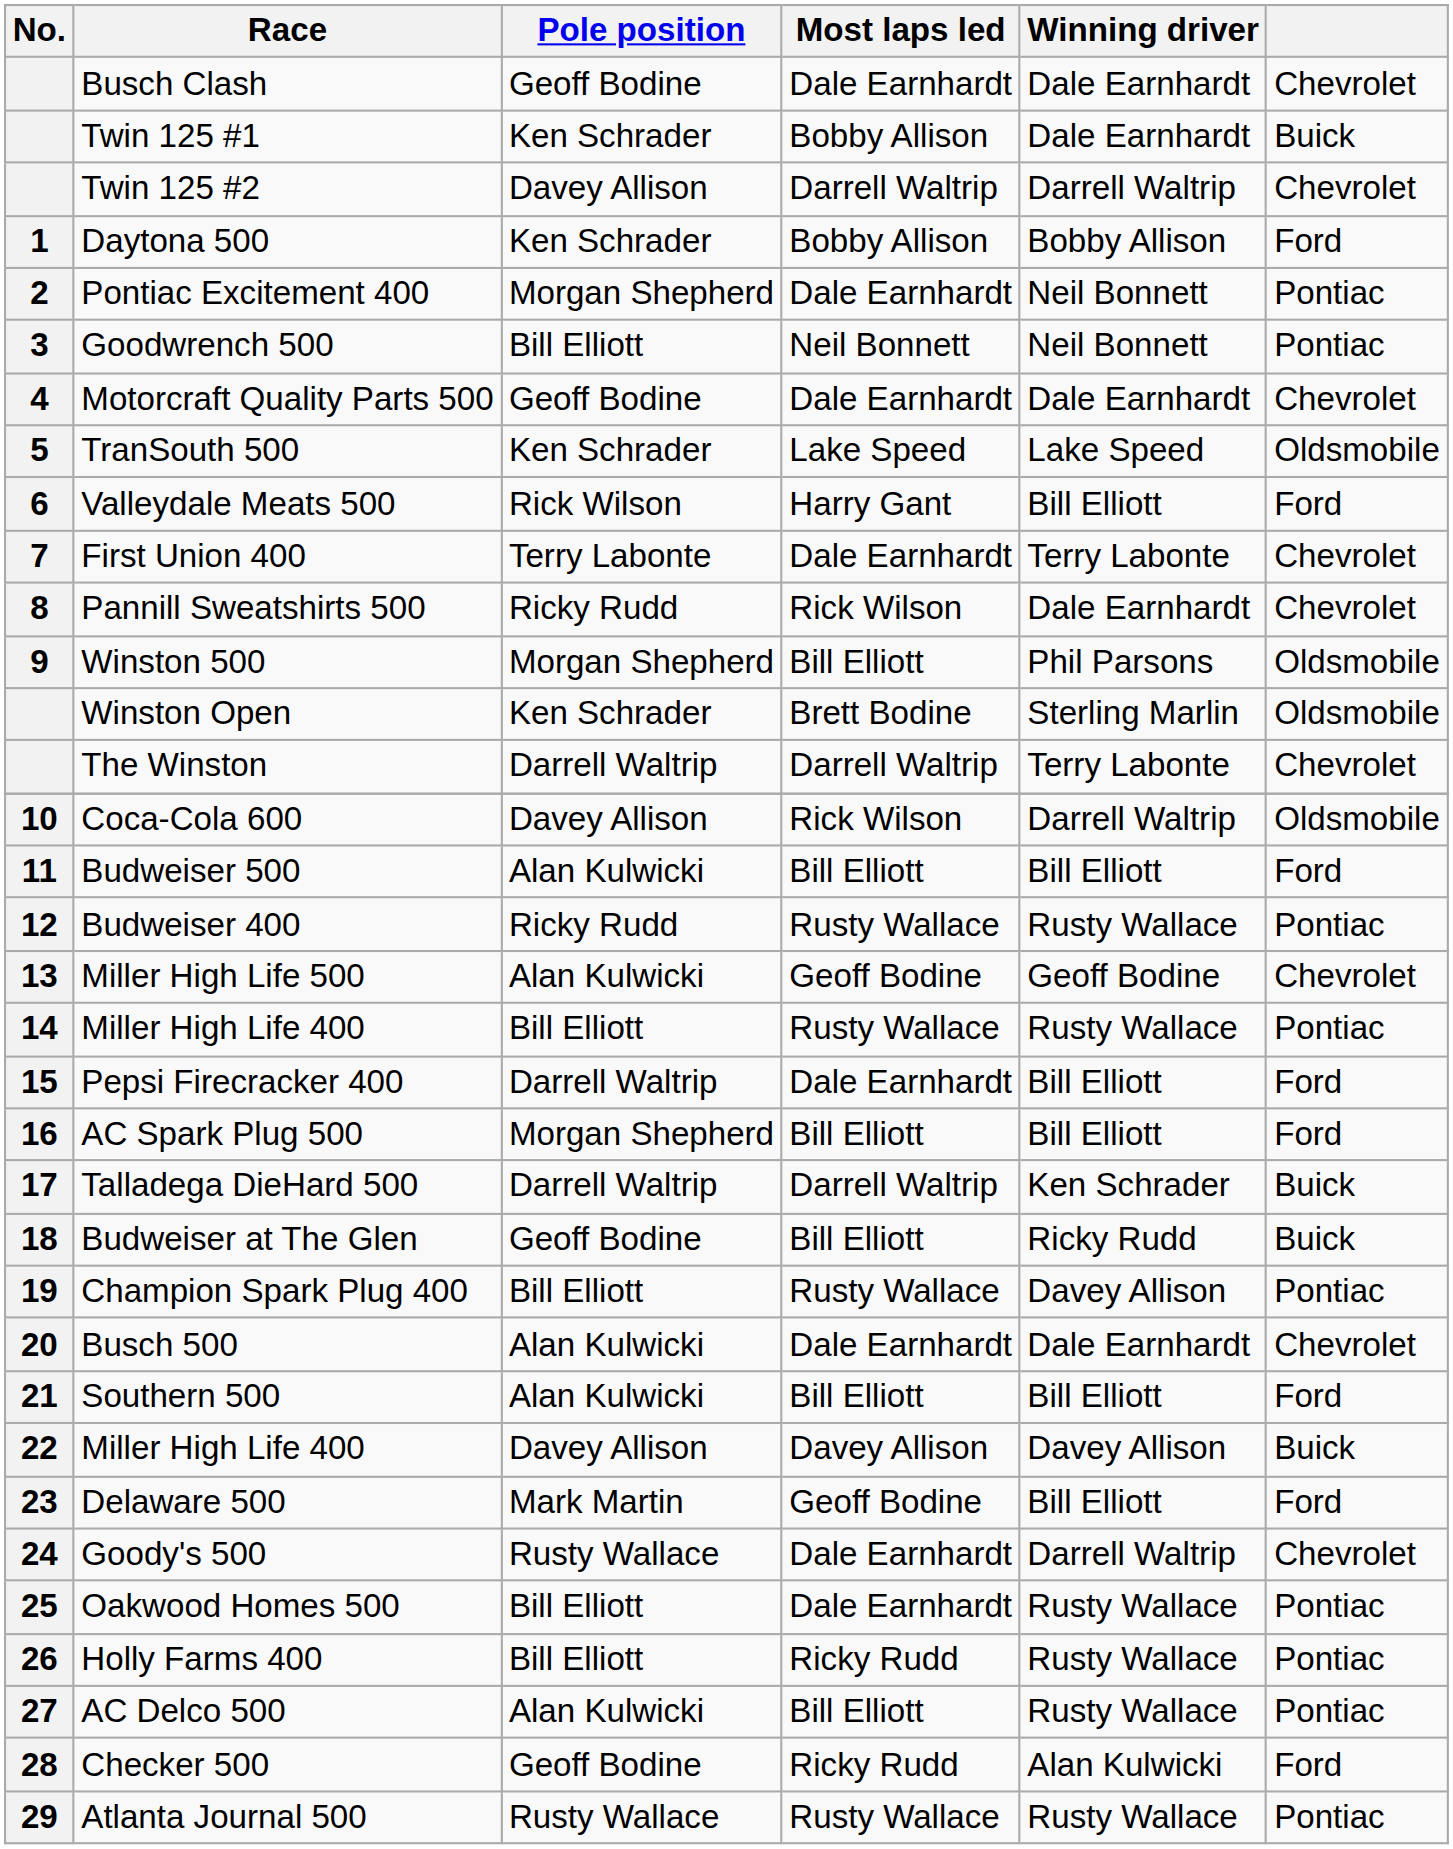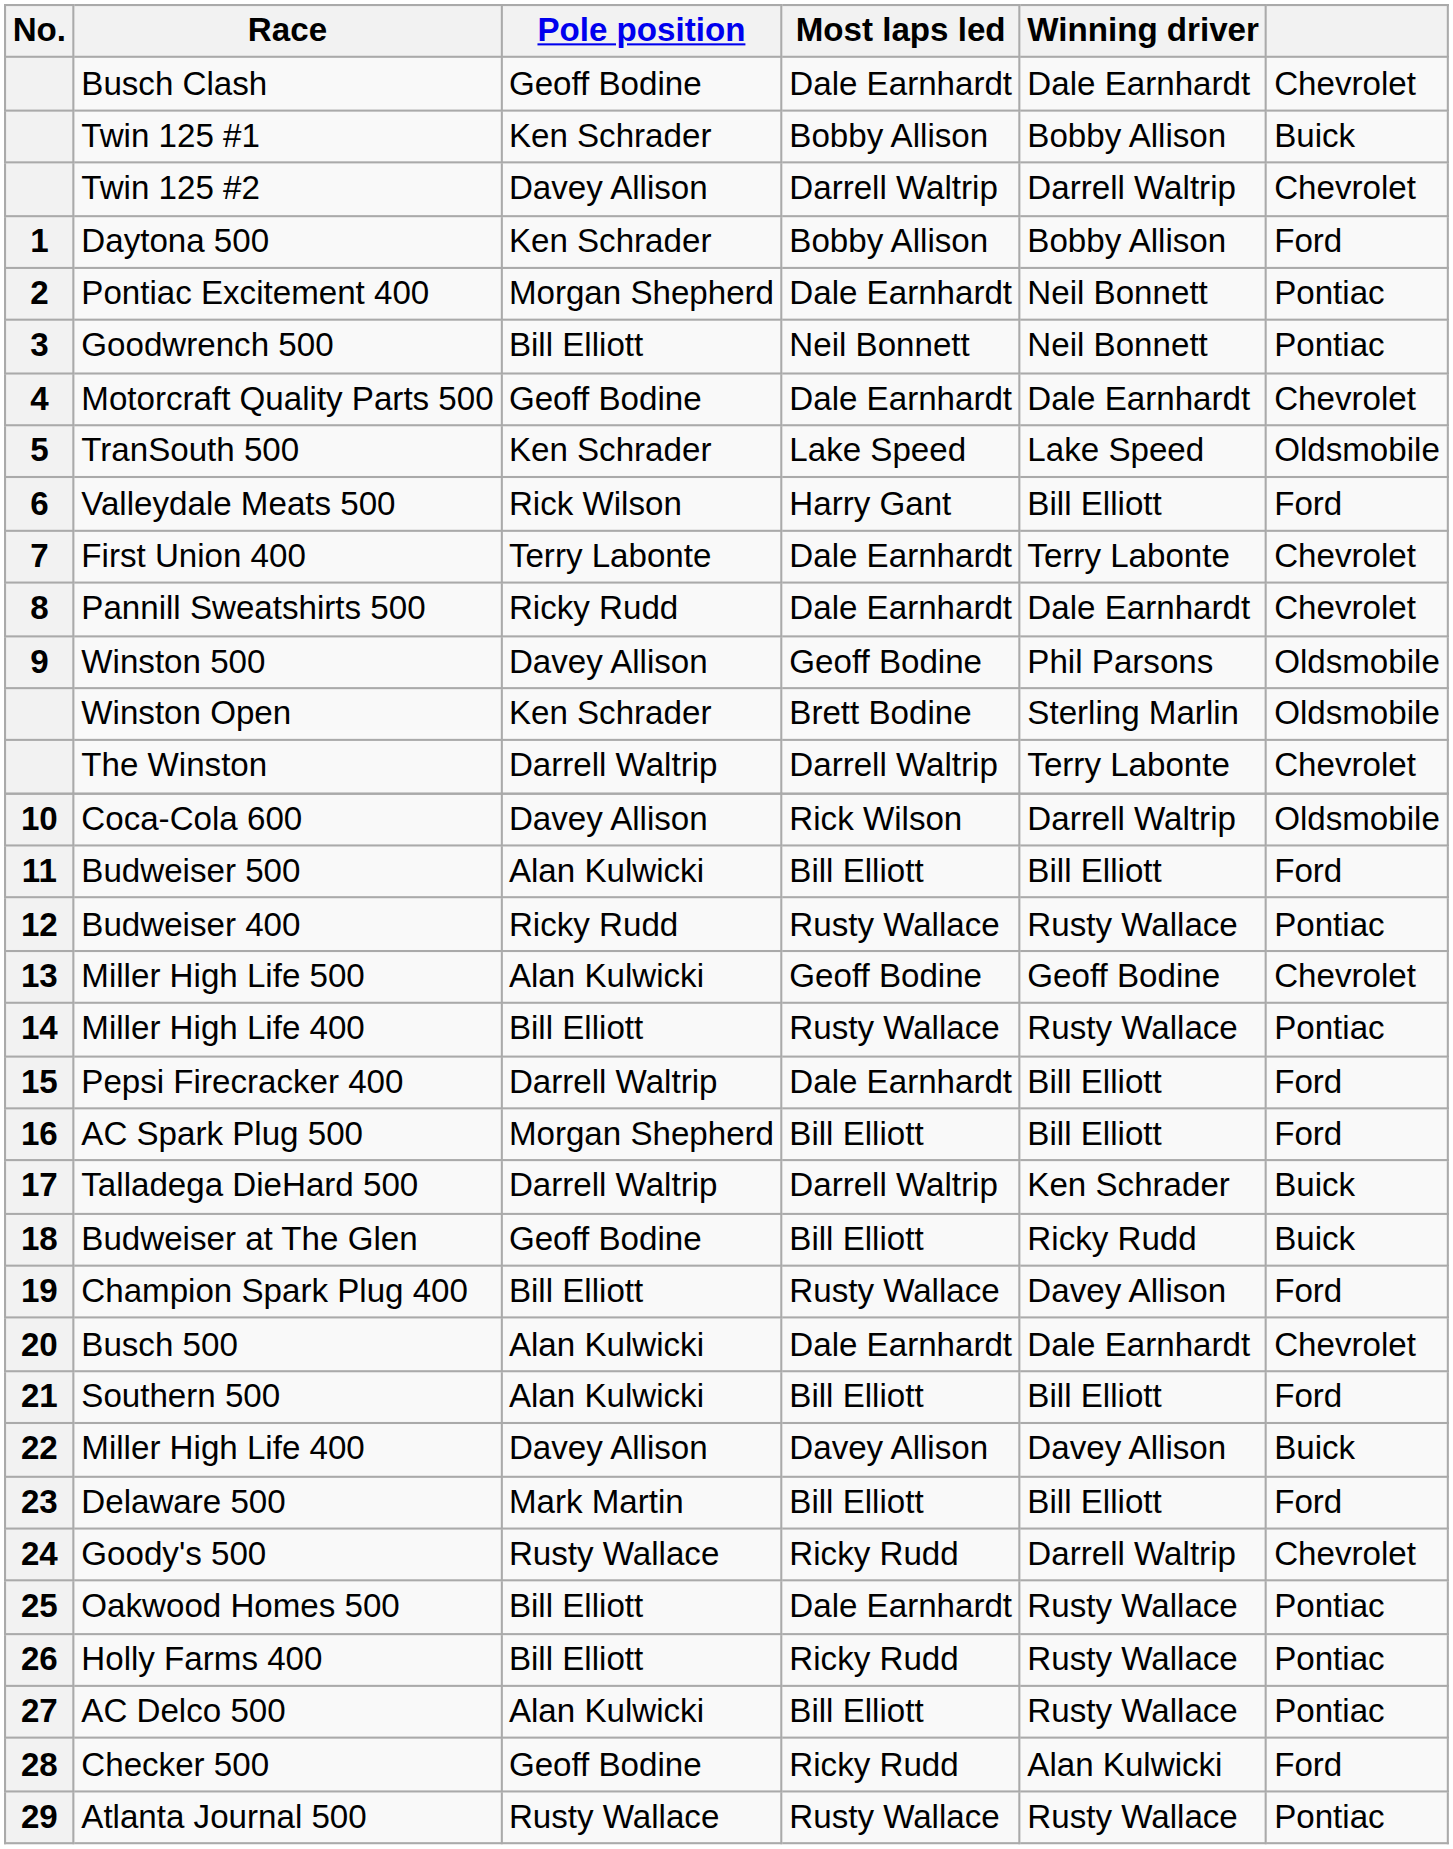(1139, 135) Dale Earnhardt -> (1127, 135) Bobby Allison
(876, 608) Rick Wilson -> (901, 608) Dale Earnhardt
(641, 661) Morgan Shepherd -> (608, 661) Davey Allison
(856, 661) Bill Elliott -> (886, 661) Geoff Bodine
(1329, 1291) Pontiac -> (1308, 1291) Ford
(886, 1501) Geoff Bodine -> (856, 1501) Bill Elliott
(901, 1554) Dale Earnhardt -> (874, 1554) Ricky Rudd
